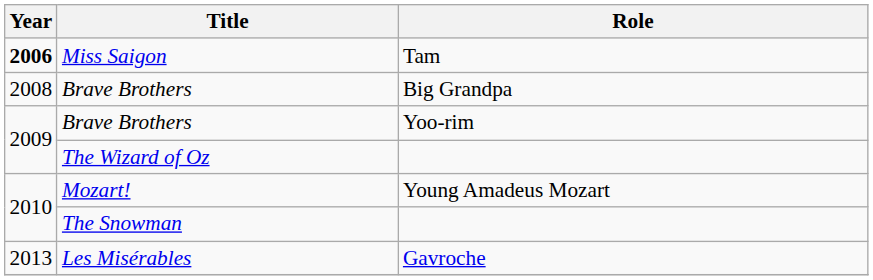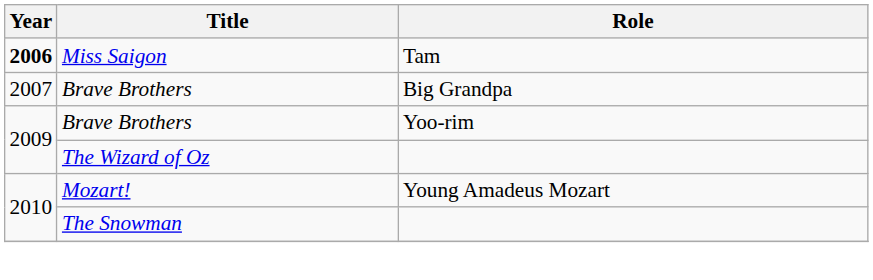(31, 88) 2008 -> (31, 88) 2007
- row: (127, 257)
